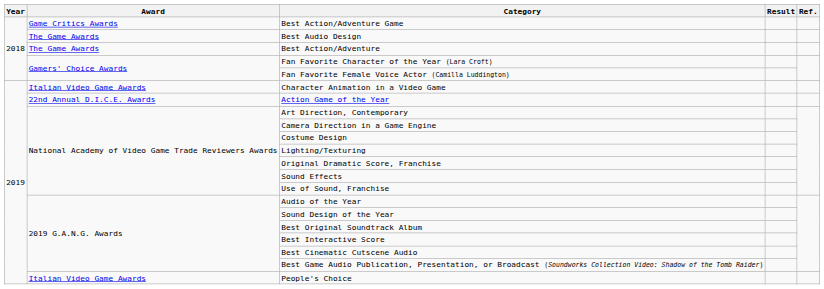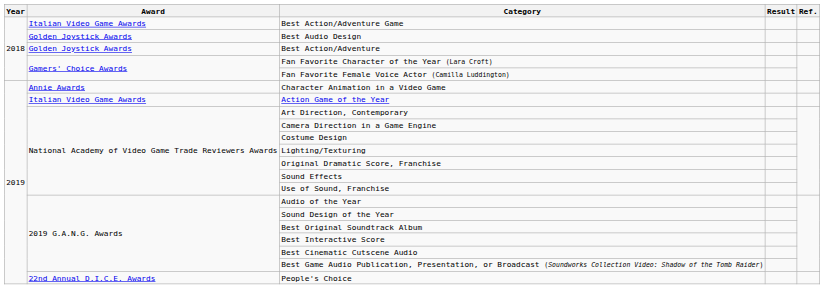(73, 23) Game Critics Awards -> (87, 23) Italian Video Game Awards
(64, 36) The Game Awards -> (80, 36) Golden Joystick Awards
(64, 49) The Game Awards -> (80, 49) Golden Joystick Awards
(87, 87) Italian Video Game Awards -> (57, 87) Annie Awards
(92, 100) 22nd Annual D.I.C.E. Awards -> (87, 100) Italian Video Game Awards
(87, 278) Italian Video Game Awards -> (92, 278) 22nd Annual D.I.C.E. Awards
